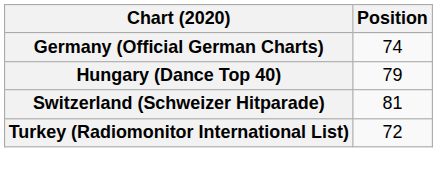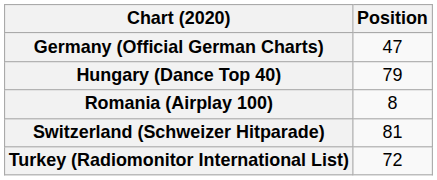(392, 47) 74 -> (392, 47) 47
+ row: (179, 103)
